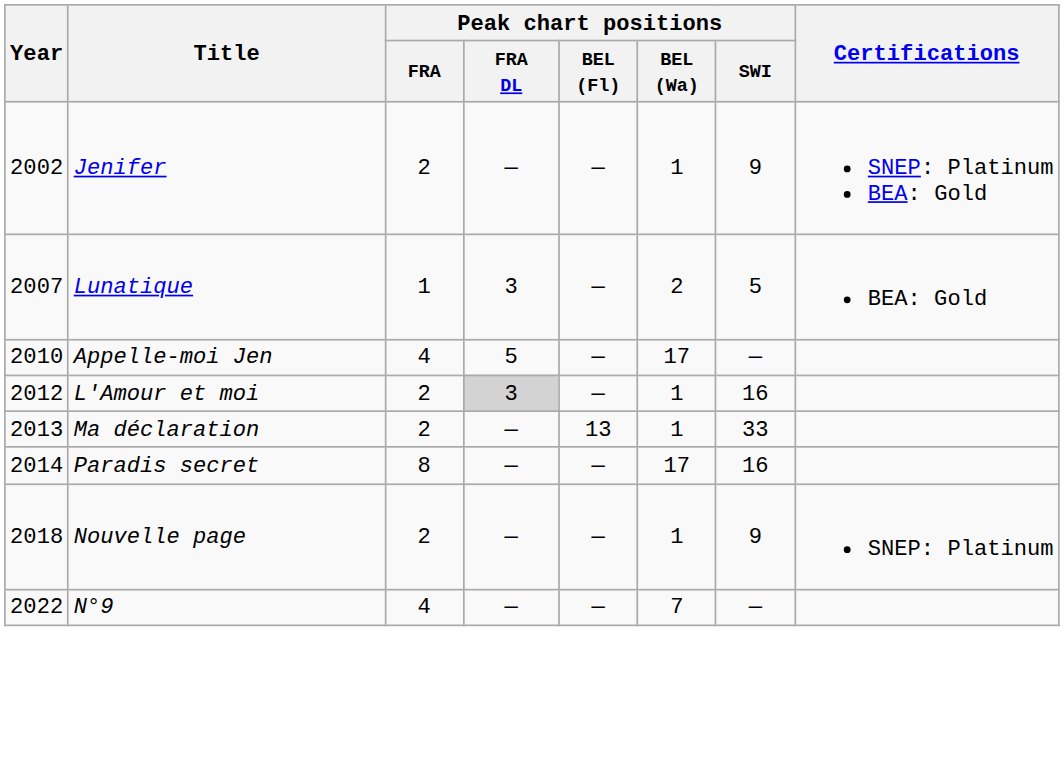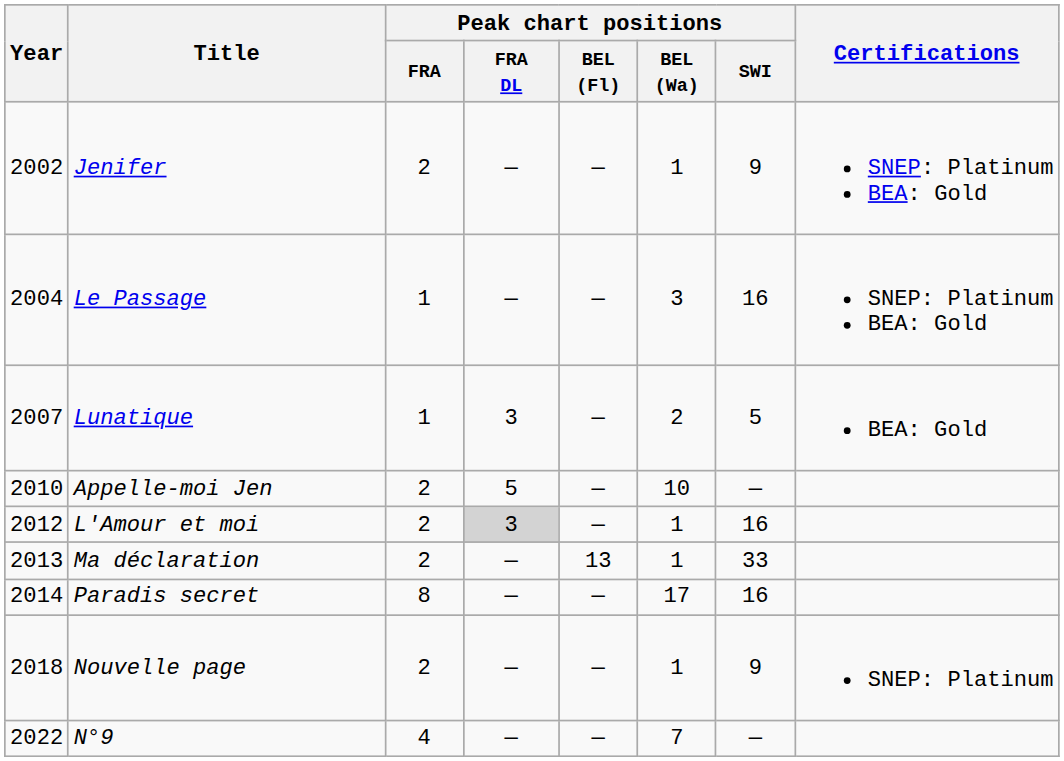+ row: (140, 299)
(424, 357) 4 -> (424, 489) 2
(677, 357) 17 -> (677, 489) 10
